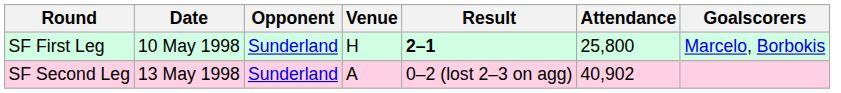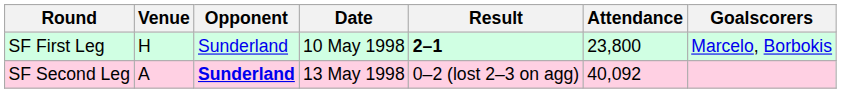columns swapped: (189, 18) <-> (372, 18)
(607, 46) 25,800 -> (614, 46) 23,800
(293, 74) normal -> (246, 74) bold
(607, 74) 40,902 -> (614, 74) 40,092
